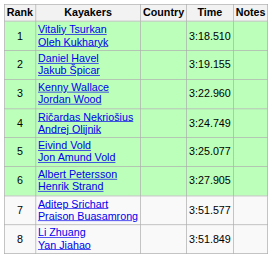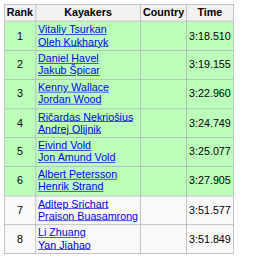- column: (251, 13)
